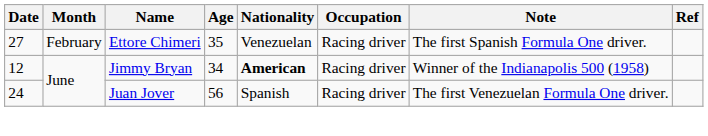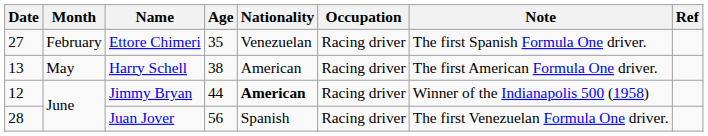+ row: (148, 67)
(216, 67) 34 -> (216, 92) 44
(16, 92) 24 -> (16, 118) 28
